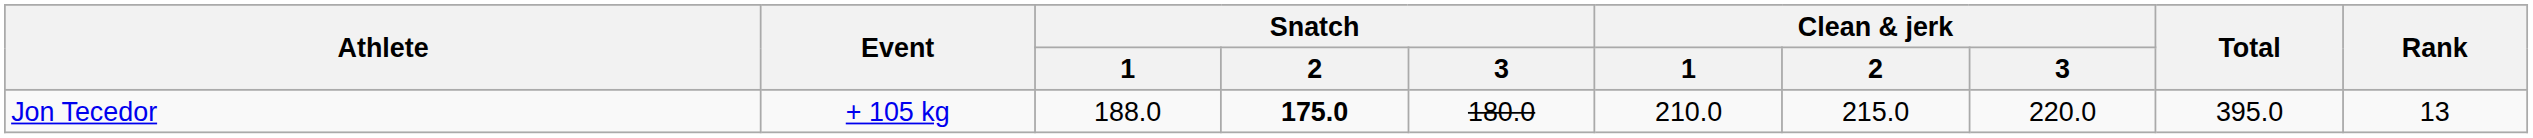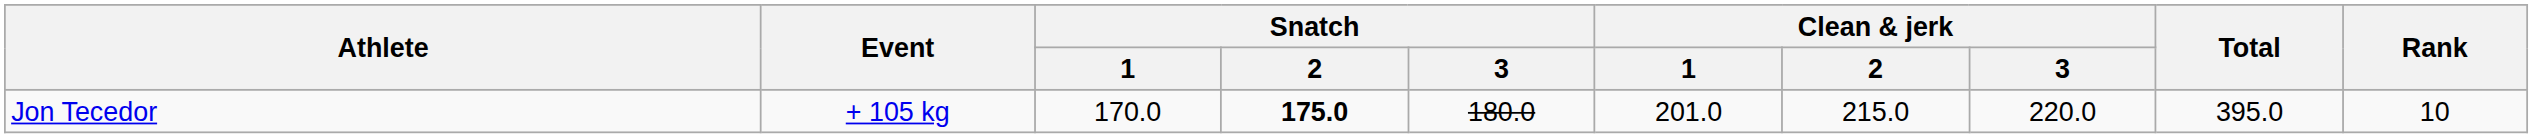(1128, 112) 188.0 -> (1128, 112) 170.0
(1689, 112) 210.0 -> (1689, 112) 201.0
(2435, 112) 13 -> (2435, 112) 10
